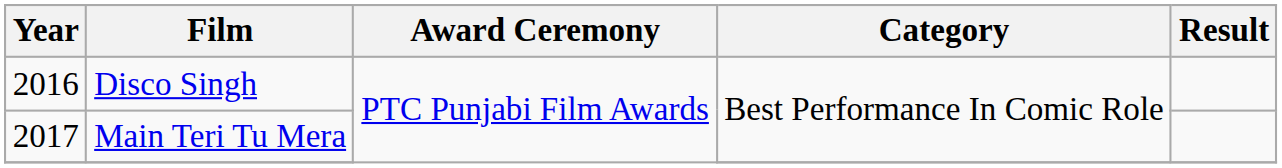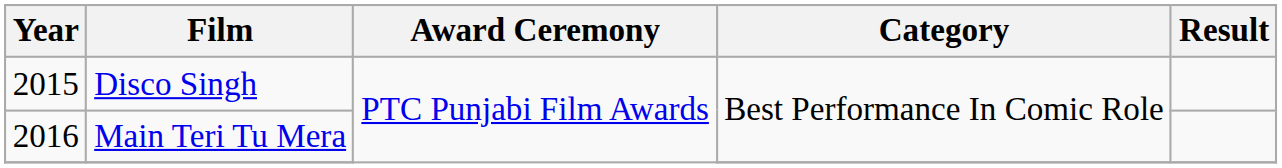(46, 83) 2016 -> (46, 83) 2015
(46, 135) 2017 -> (46, 135) 2016
